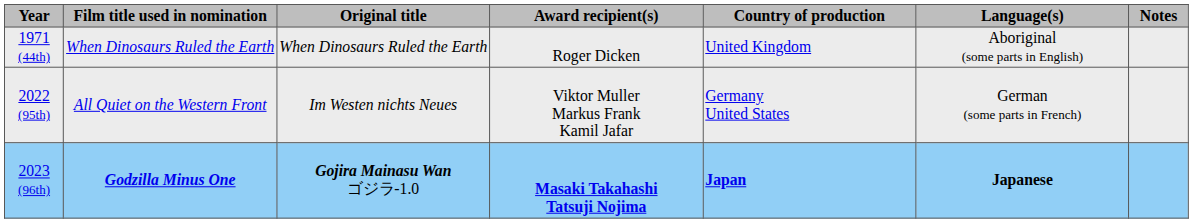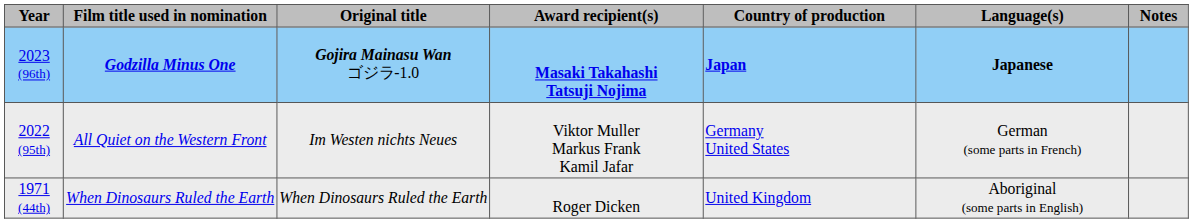rows swapped: (34, 47) <-> (34, 180)
